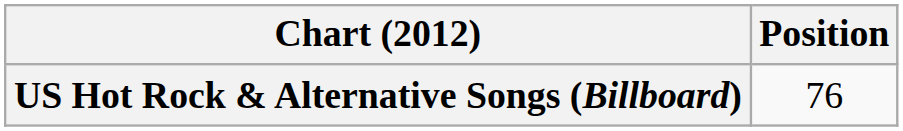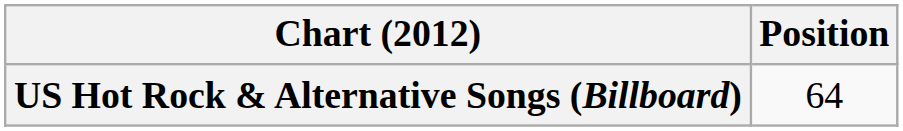(824, 94) 76 -> (824, 94) 64
